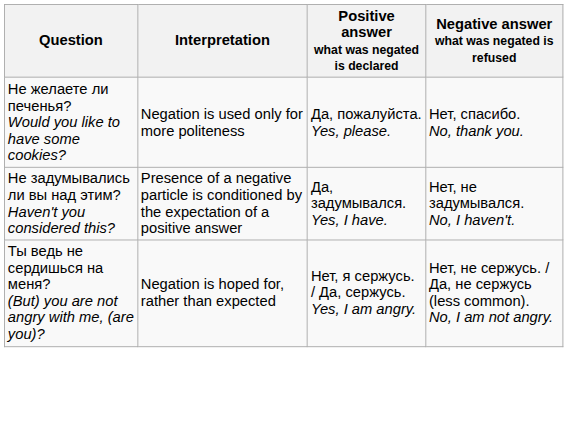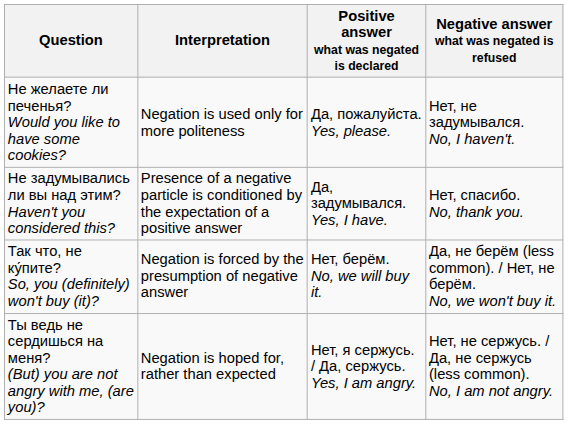(476, 122) Нет, спасибо. No, thank you. -> (477, 122) Нет, не задумывался. No, I haven't.
(477, 203) Нет, не задумывался. No, I haven't. -> (476, 203) Нет, спасибо. No, thank you.
+ row: (69, 276)
